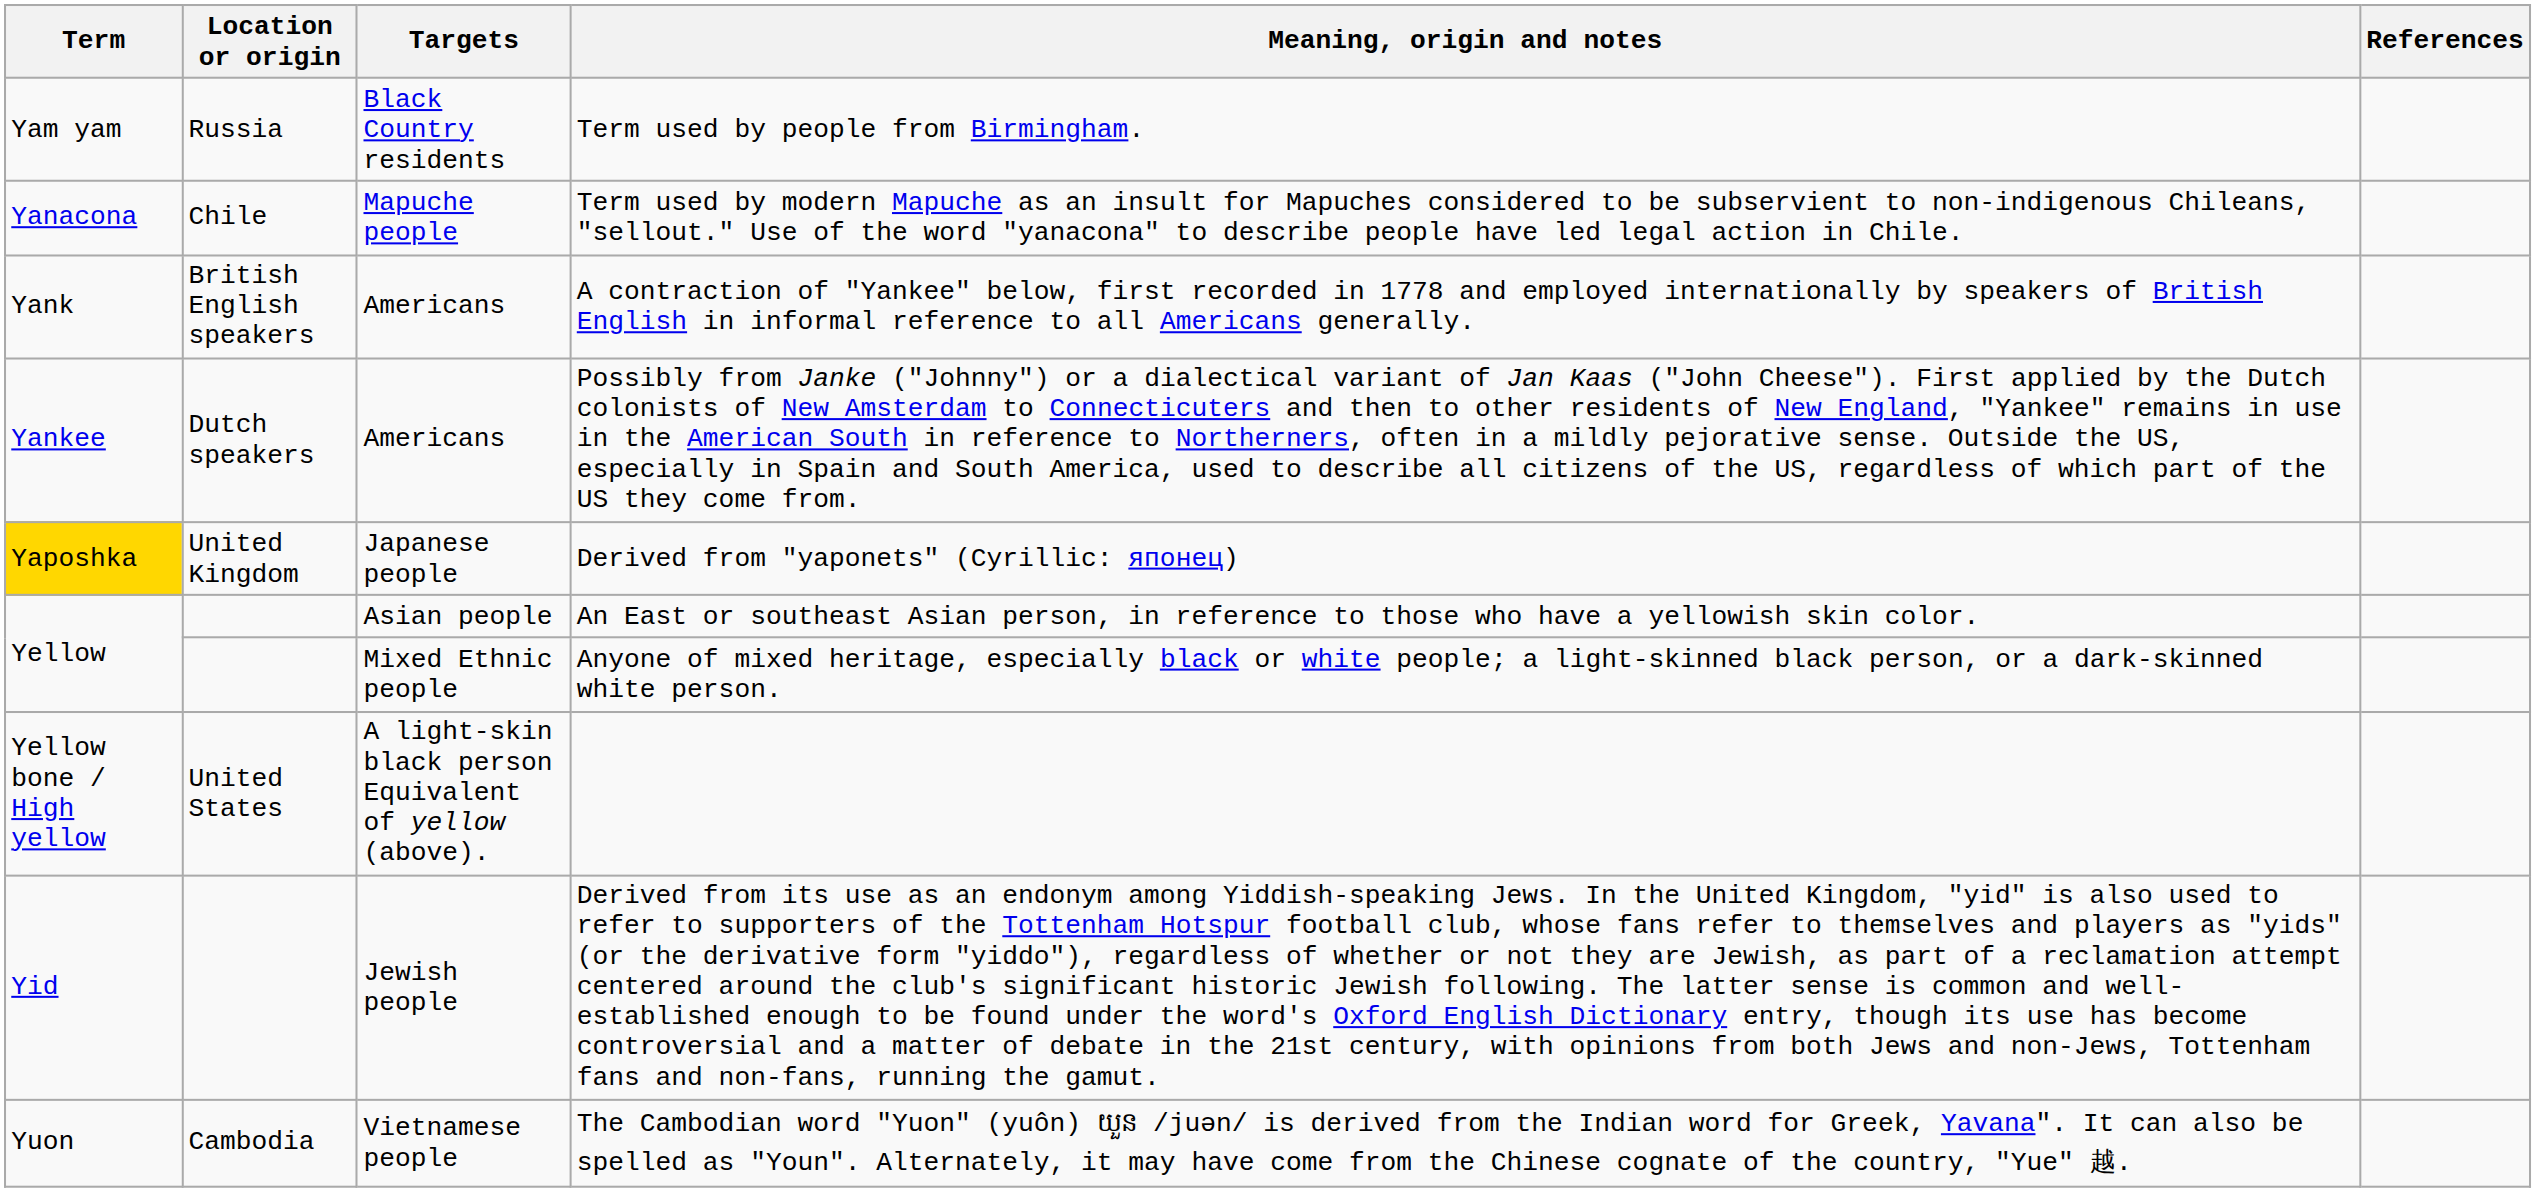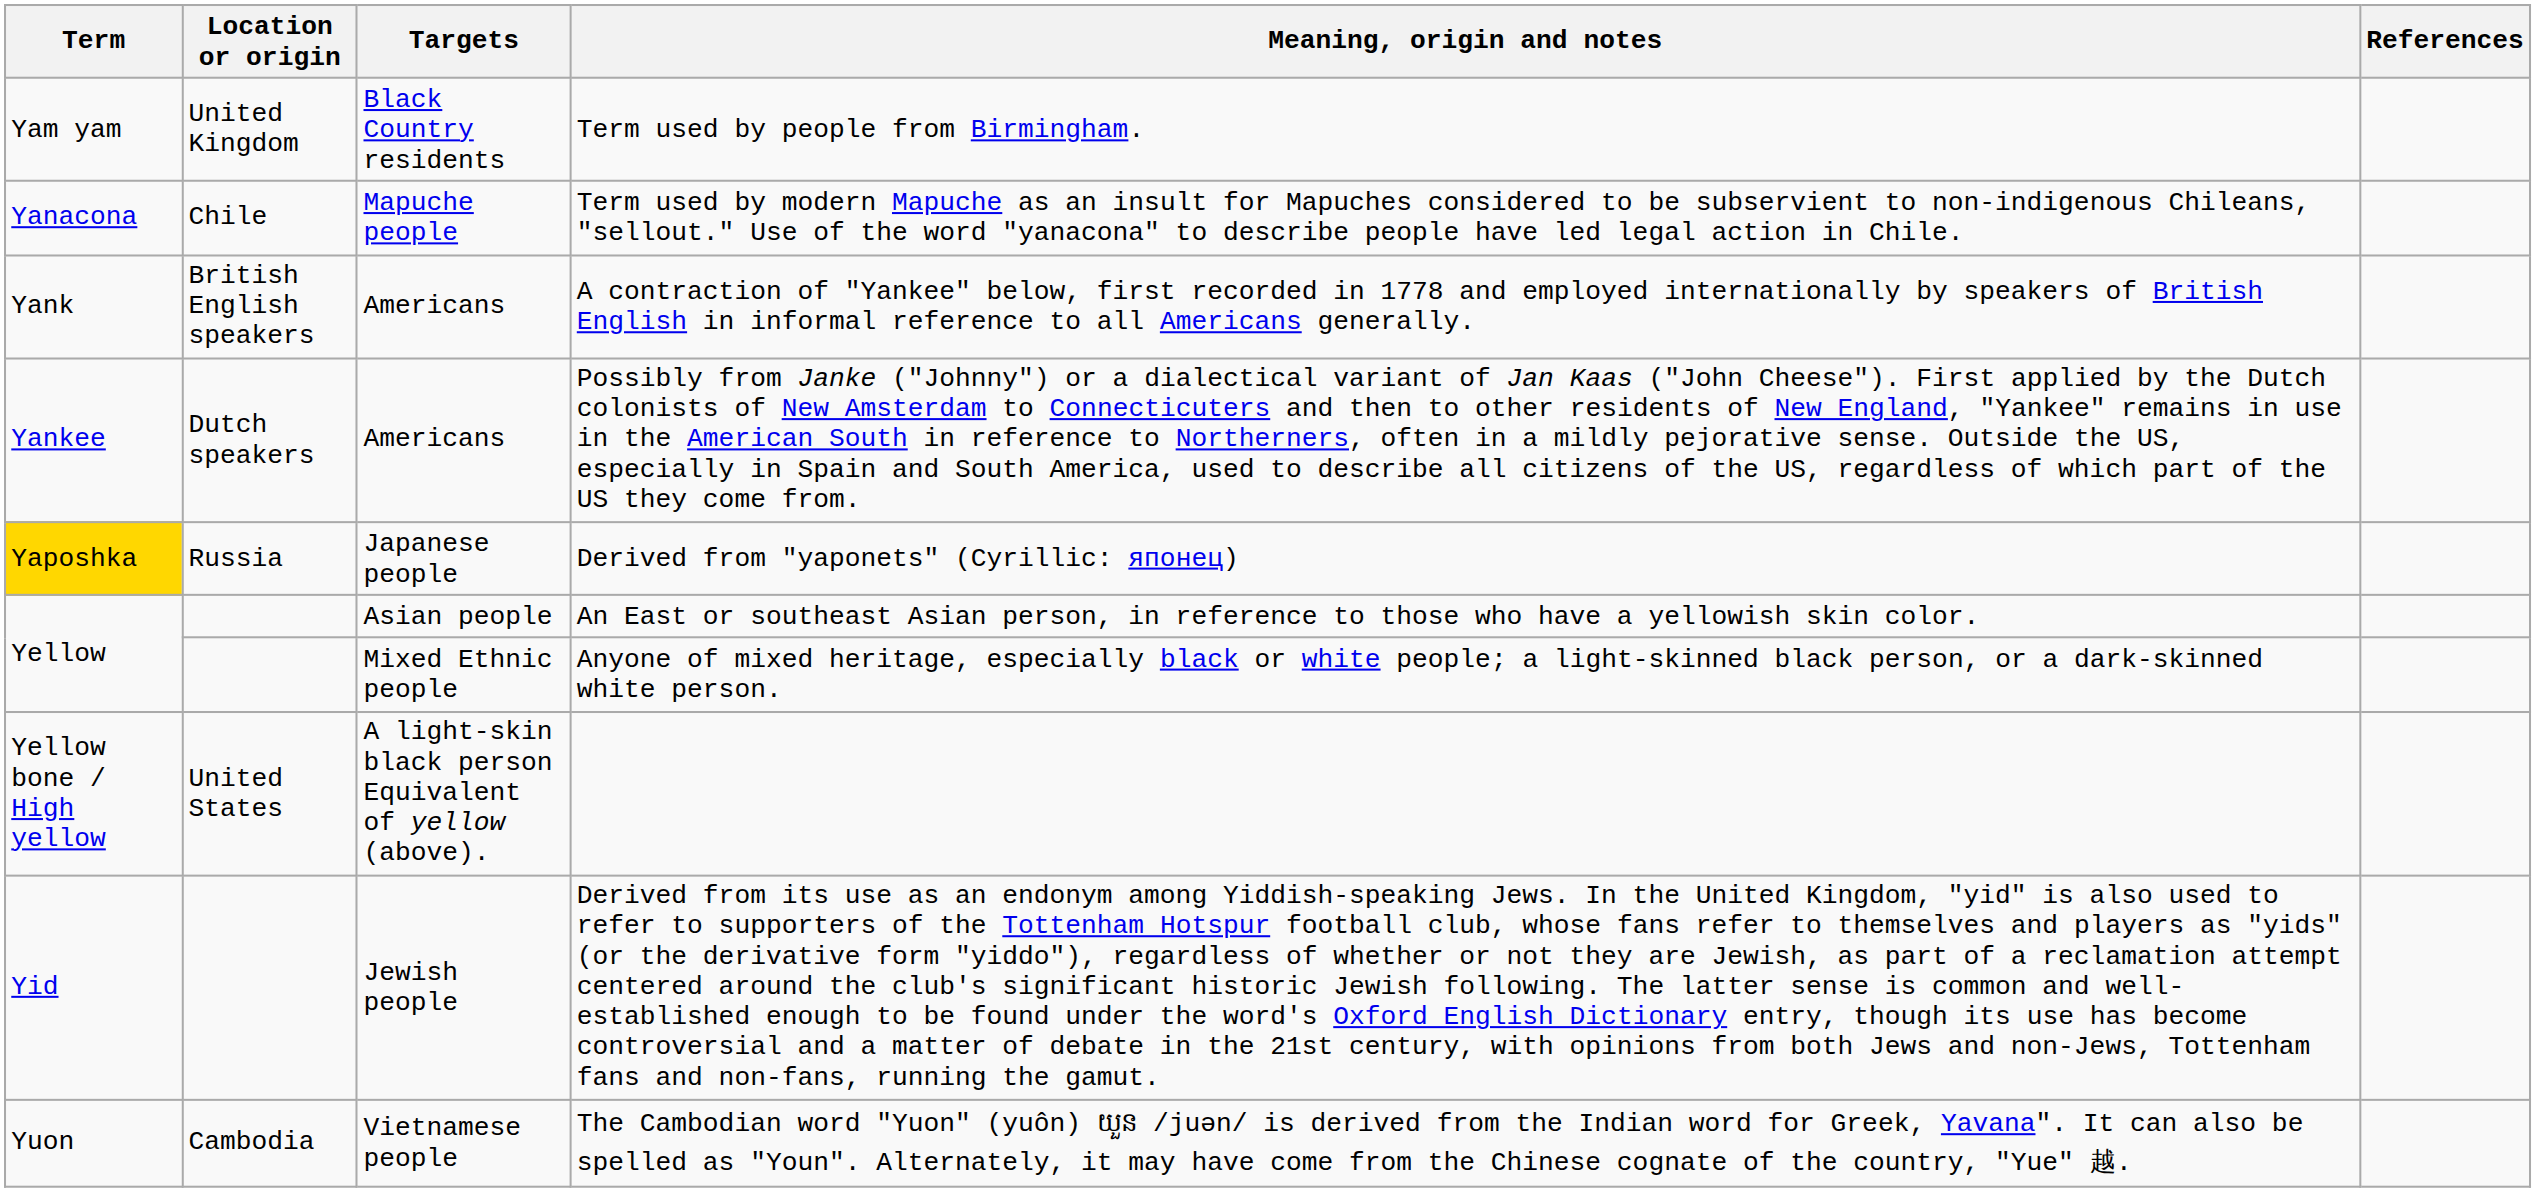(236, 130) Russia -> (244, 130) United Kingdom
(244, 559) United Kingdom -> (236, 559) Russia
